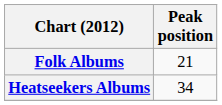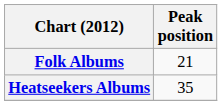(185, 87) 34 -> (185, 87) 35
